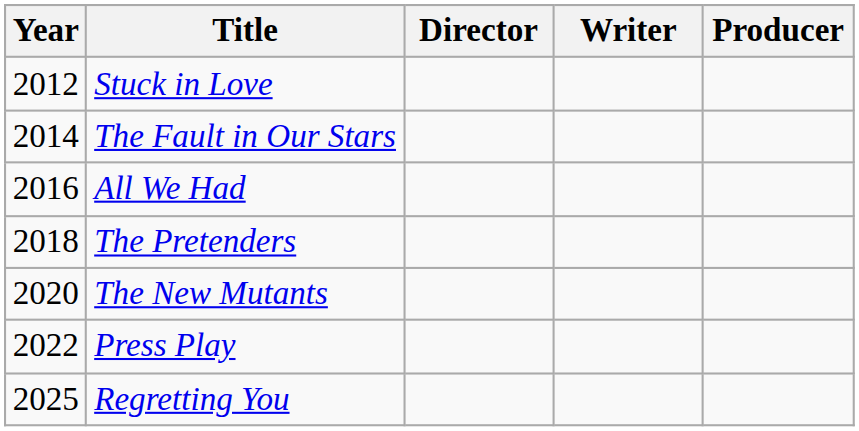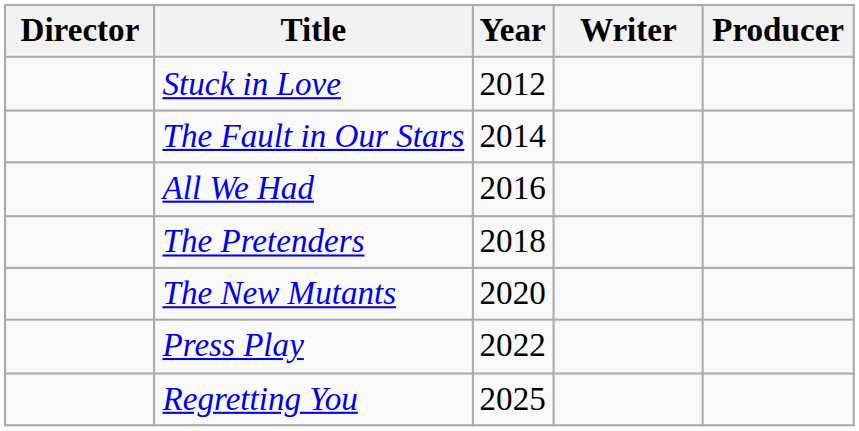columns swapped: (46, 30) <-> (478, 30)
